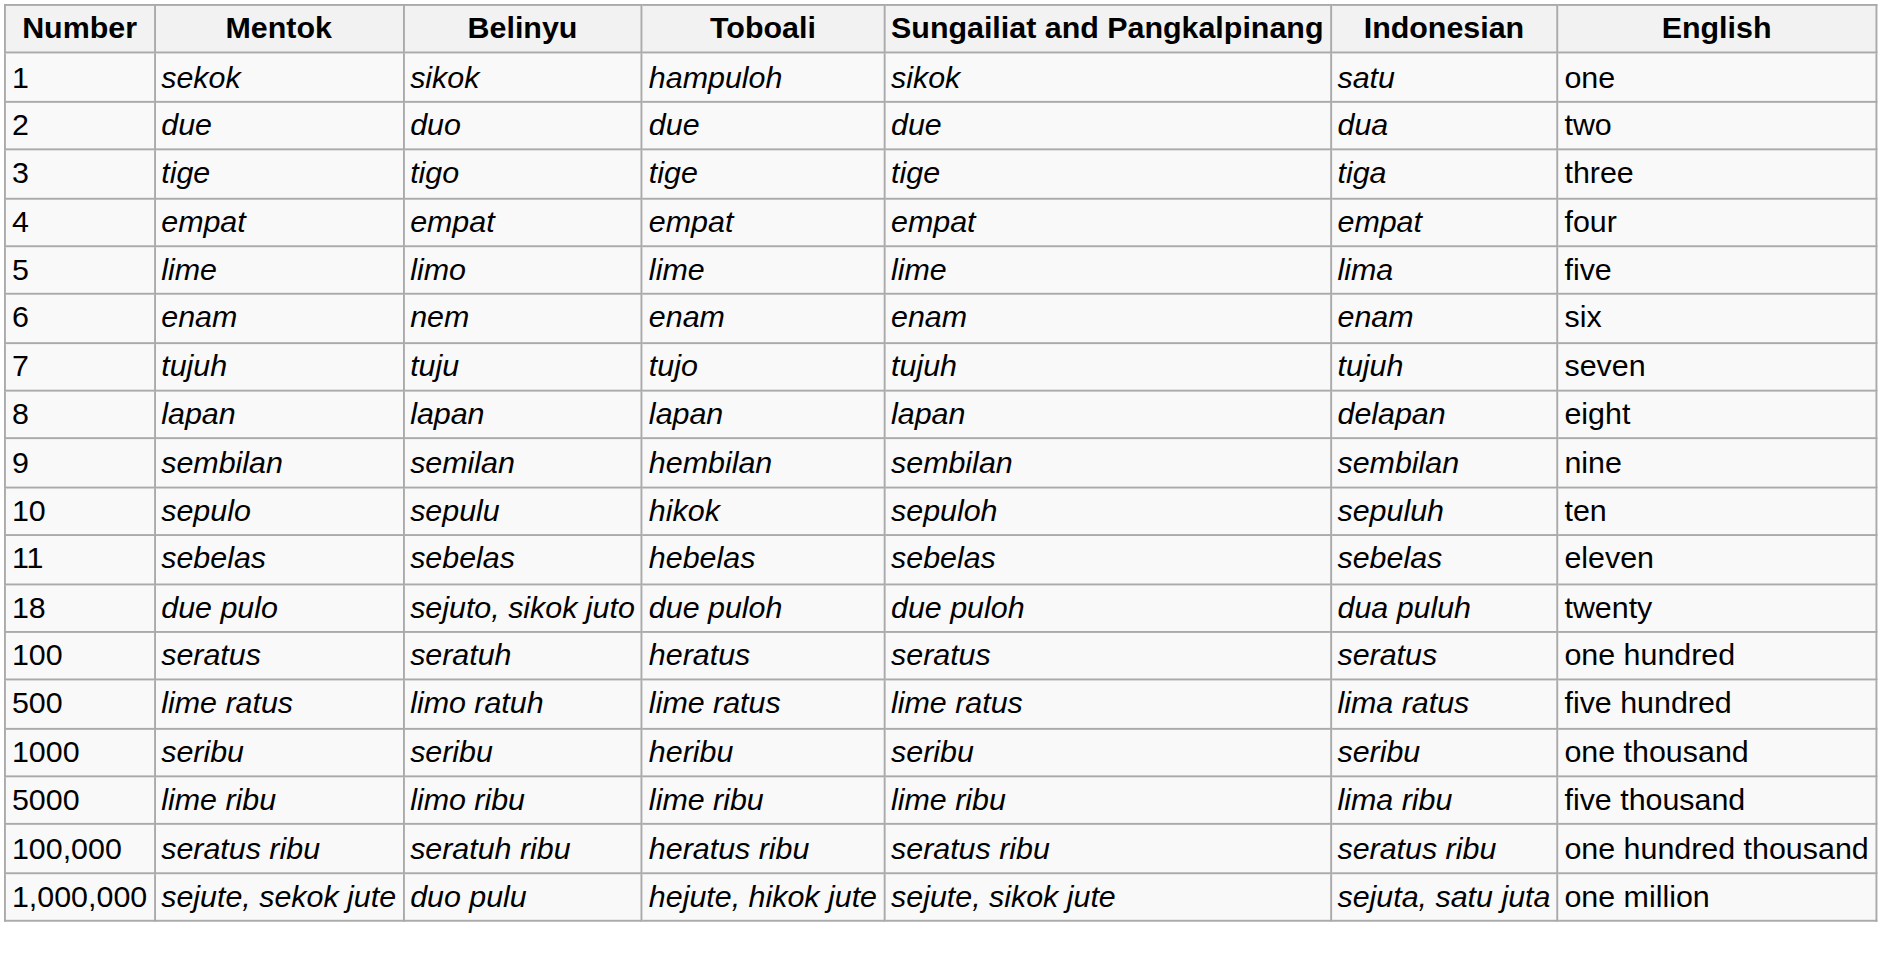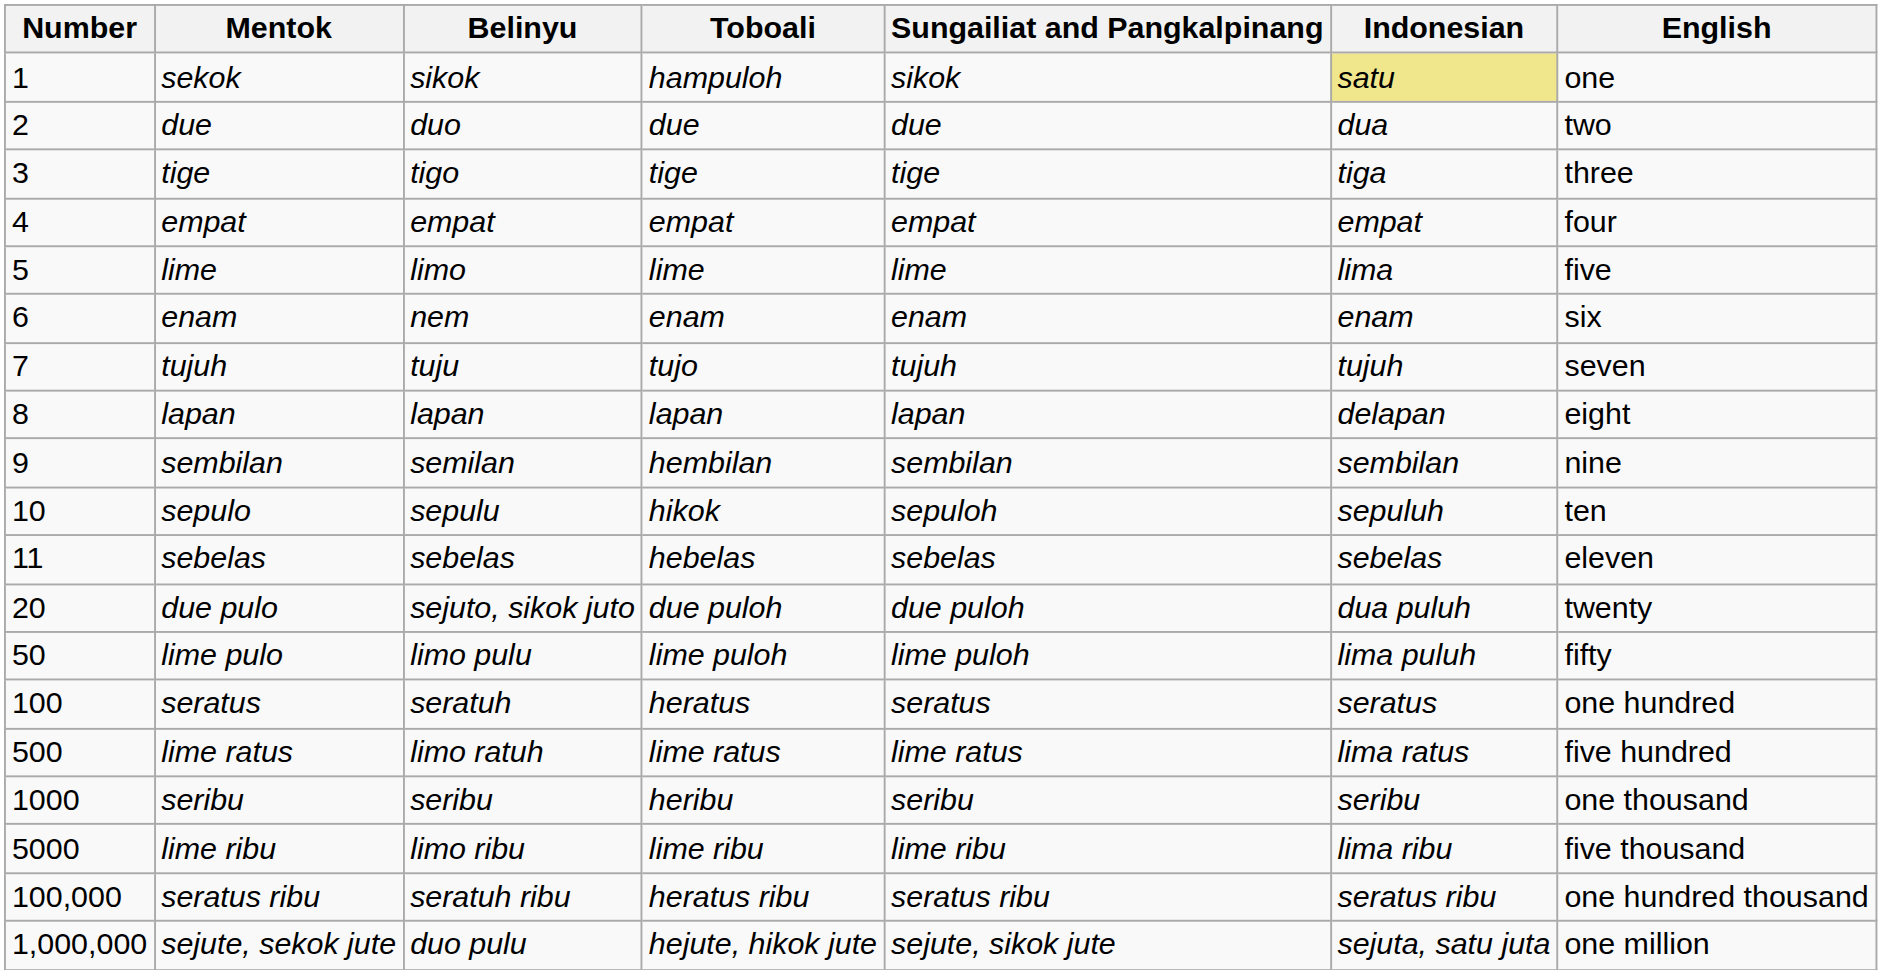(1366, 76) no background -> (1366, 76) khaki background
(29, 607) 18 -> (29, 607) 20
+ row: (222, 655)
